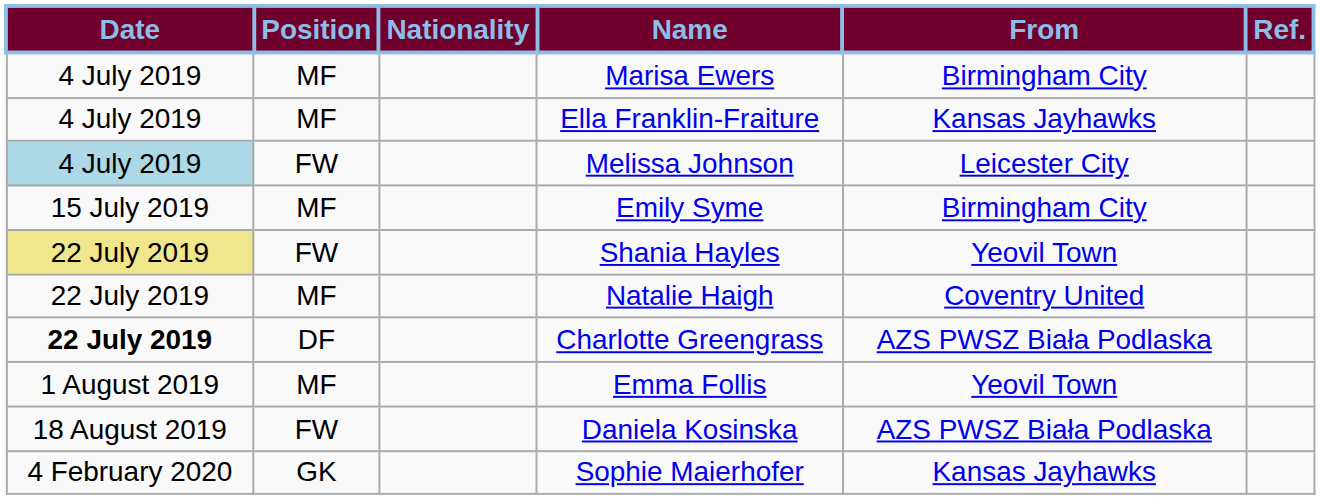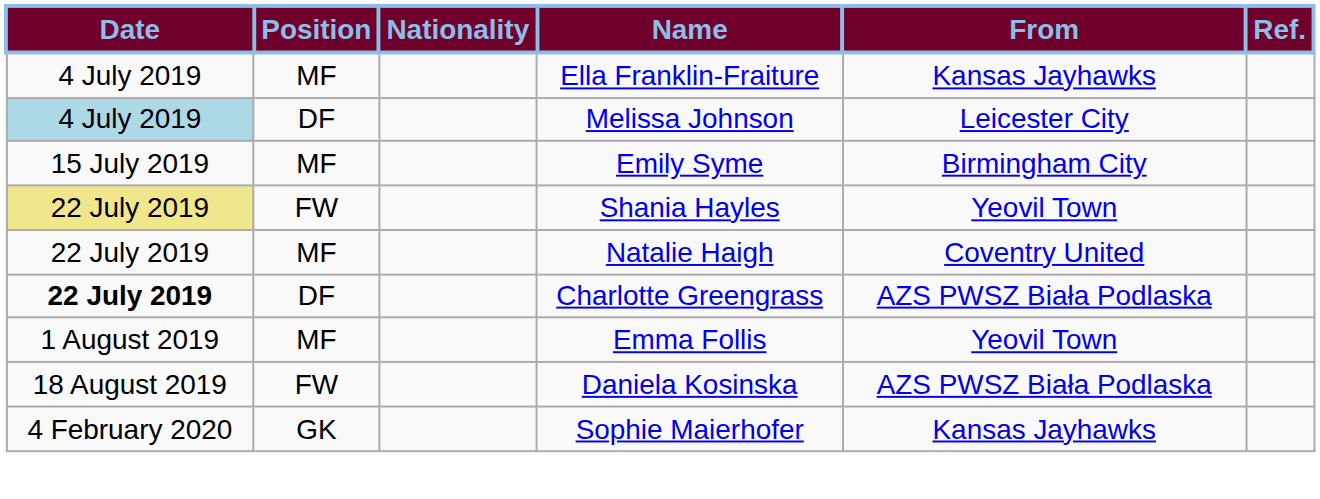- row: (690, 75)
(316, 164) FW -> (316, 120) DF
